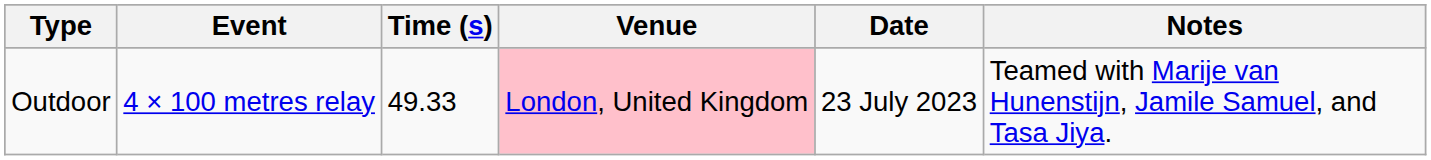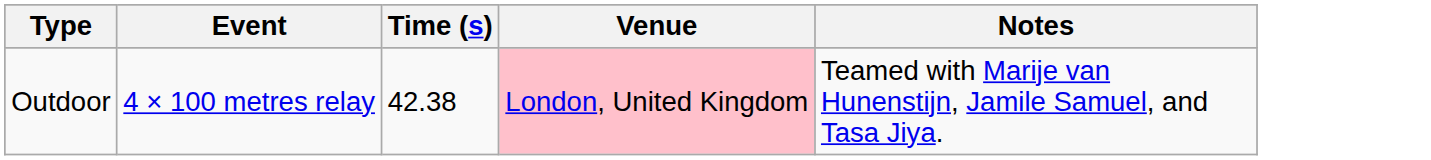- column: (899, 26)
(422, 100) 49.33 -> (422, 100) 42.38
